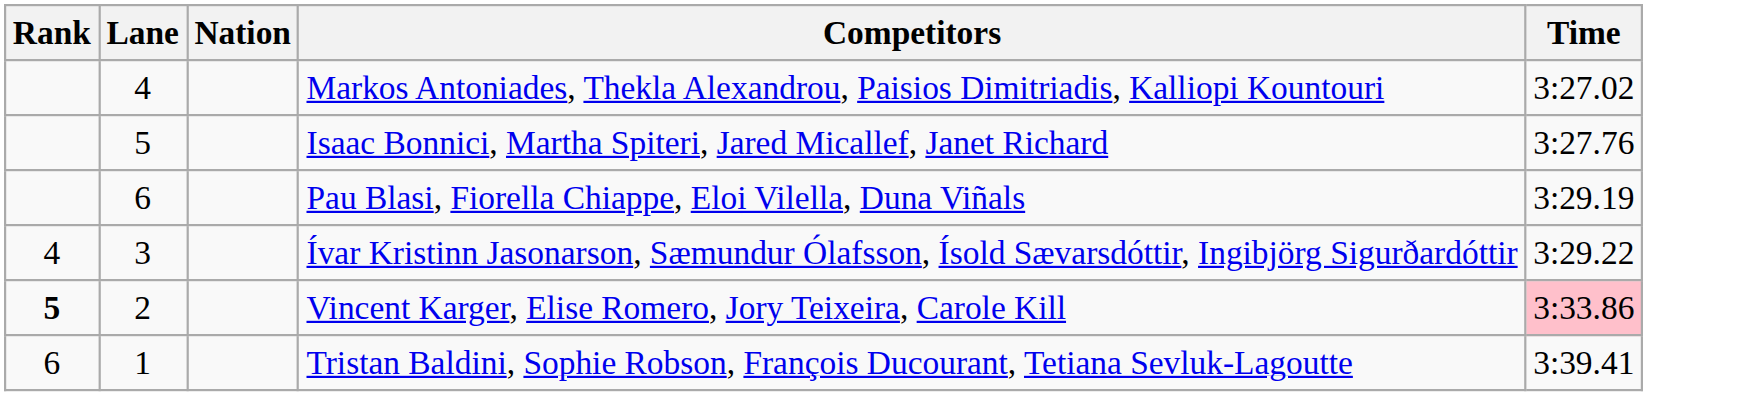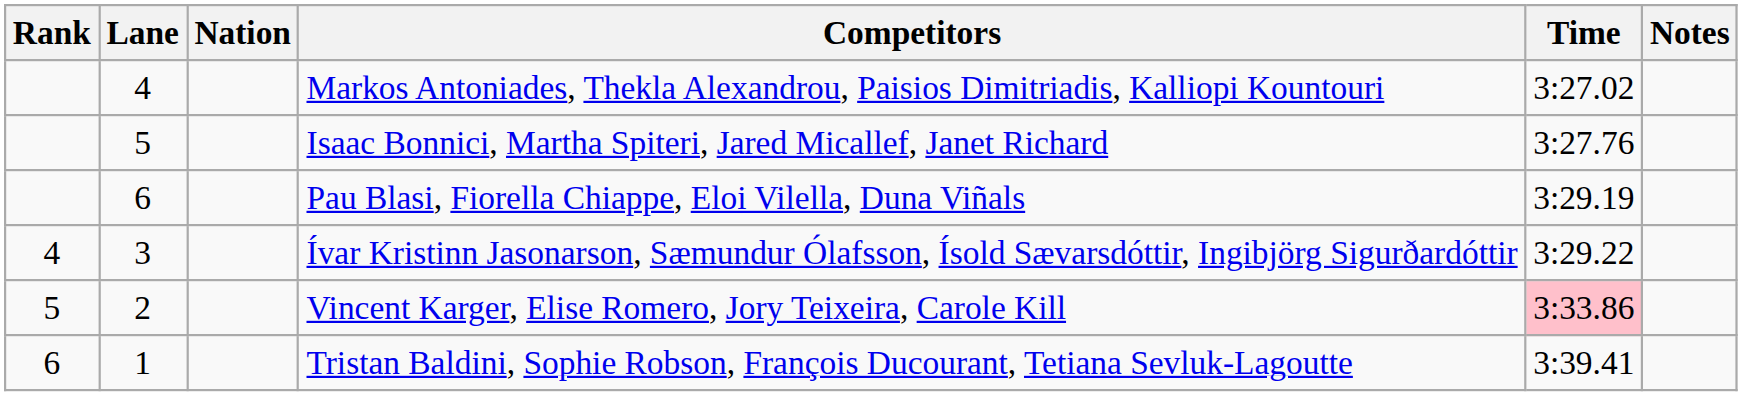+ column: (1690, 32)
(52, 307) bold -> (52, 307) normal
